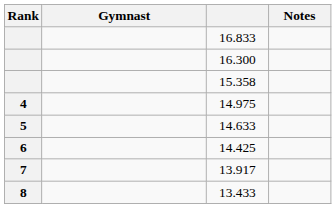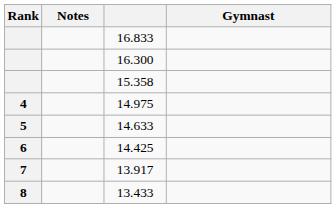columns swapped: (124, 15) <-> (299, 15)
